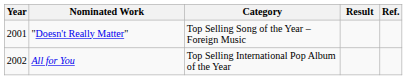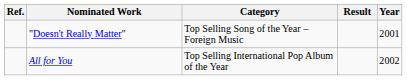columns swapped: (17, 12) <-> (391, 12)
